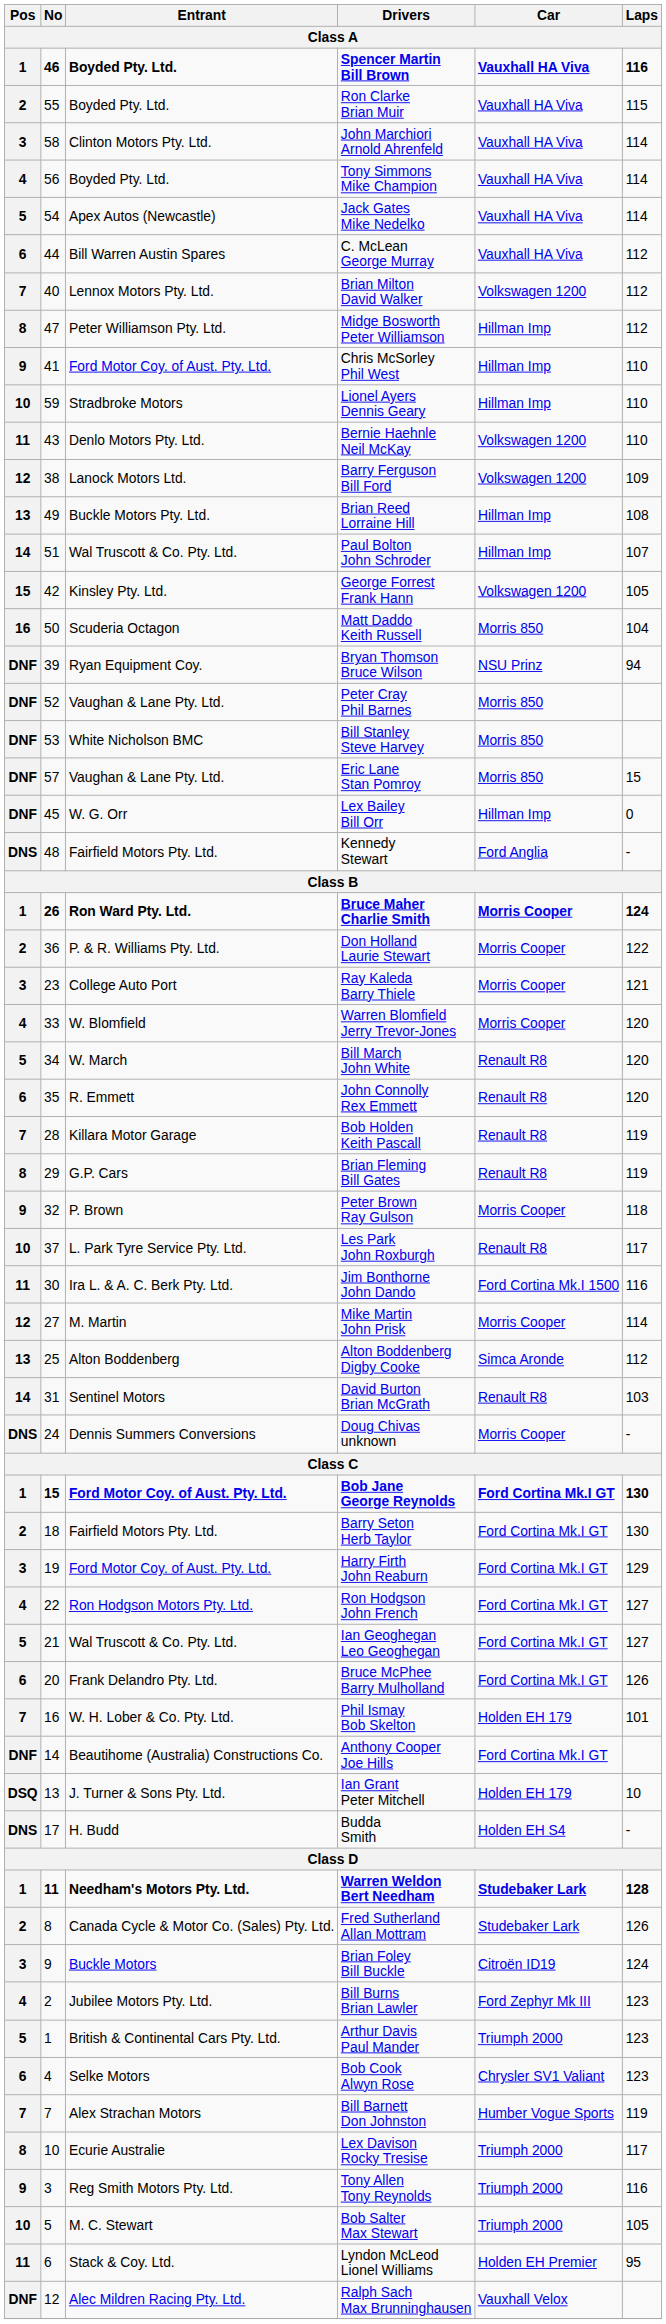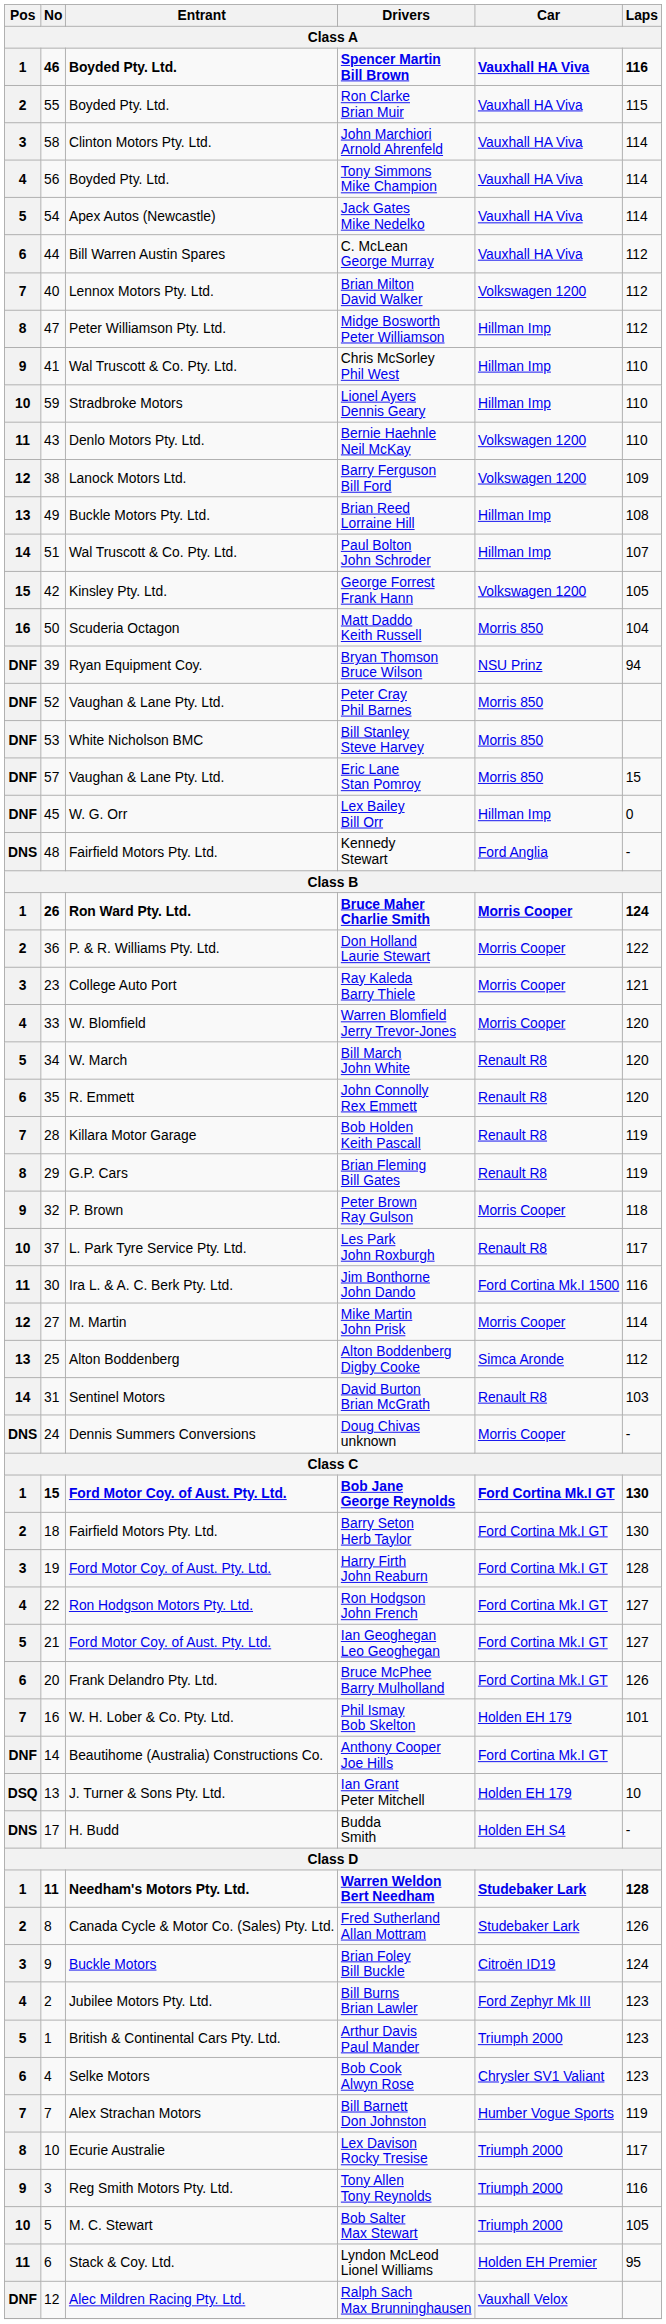(170, 366) Ford Motor Coy. of Aust. Pty. Ltd. -> (153, 366) Wal Truscott & Co. Pty. Ltd.
(637, 1568) 129 -> (637, 1568) 128
(153, 1643) Wal Truscott & Co. Pty. Ltd. -> (170, 1643) Ford Motor Coy. of Aust. Pty. Ltd.
